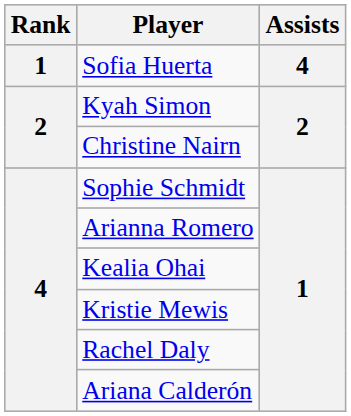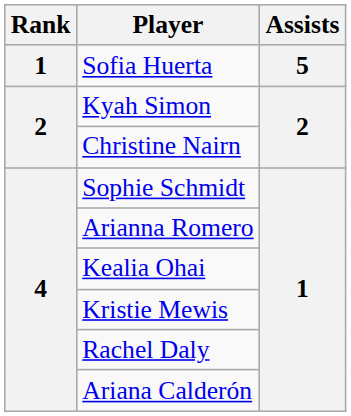(302, 65) 4 -> (302, 65) 5
